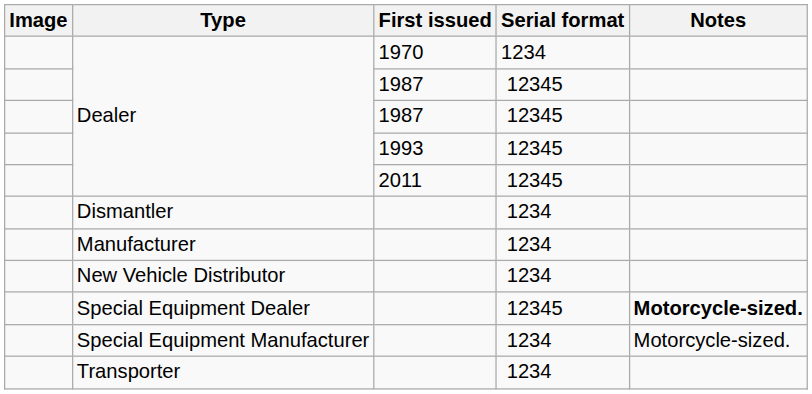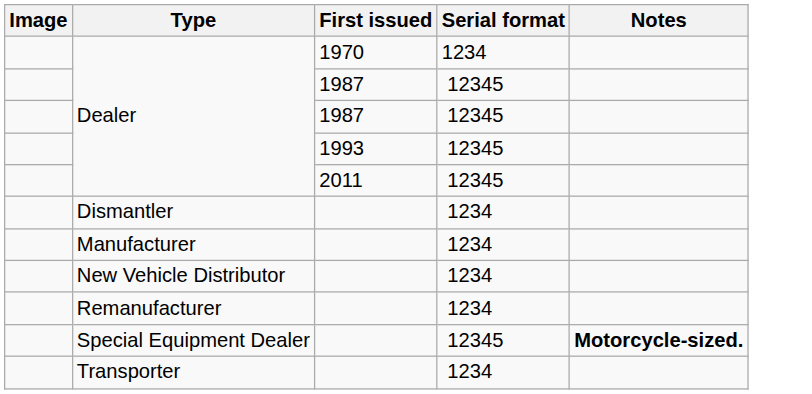+ row: (149, 308)
- row: (223, 340)
